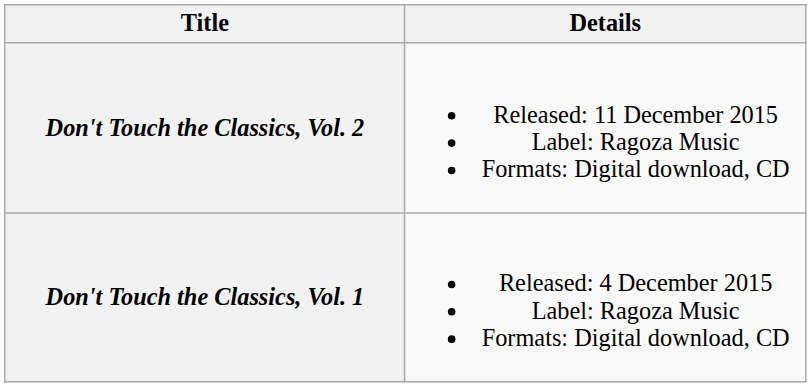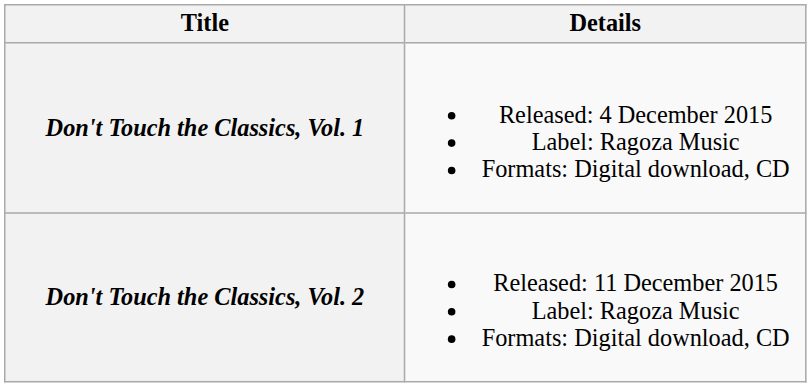rows swapped: (205, 297) <-> (205, 127)
